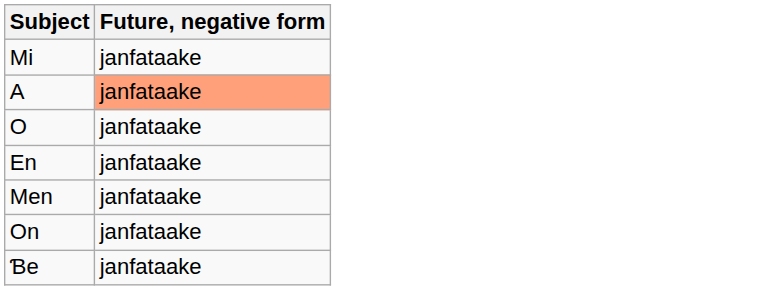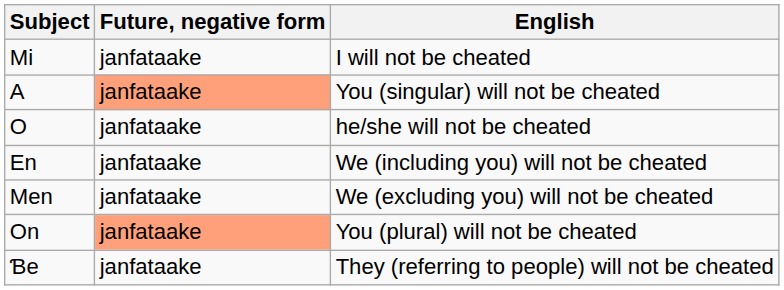+ column: (555, 22)
(151, 232) no background -> (151, 232) lightsalmon background
